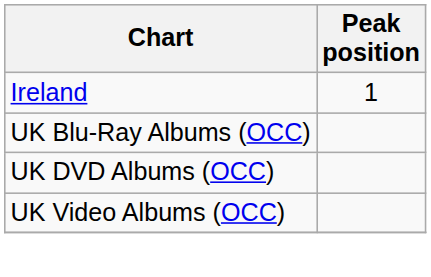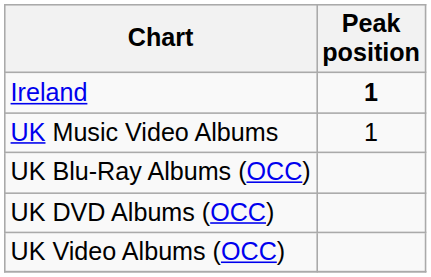(371, 92) normal -> (371, 92) bold
+ row: (144, 132)
